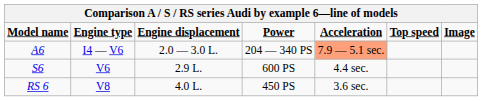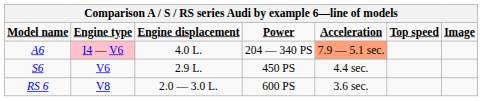(103, 50) no background -> (103, 50) pink background
(189, 50) 2.0 — 3.0 L. -> (189, 50) 4.0 L.
(279, 68) 600 PS -> (279, 68) 450 PS
(189, 86) 4.0 L. -> (189, 86) 2.0 — 3.0 L.
(279, 86) 450 PS -> (279, 86) 600 PS
